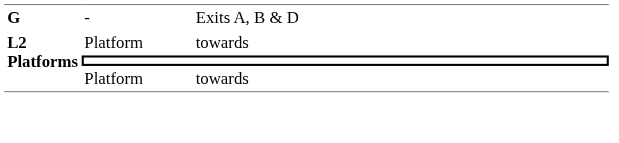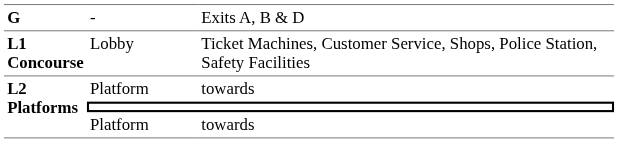+ row: (112, 43)
